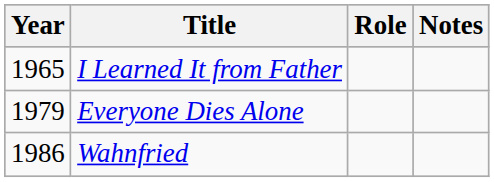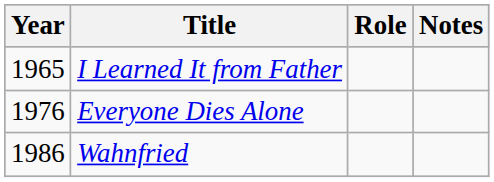(38, 111) 1979 -> (38, 111) 1976
